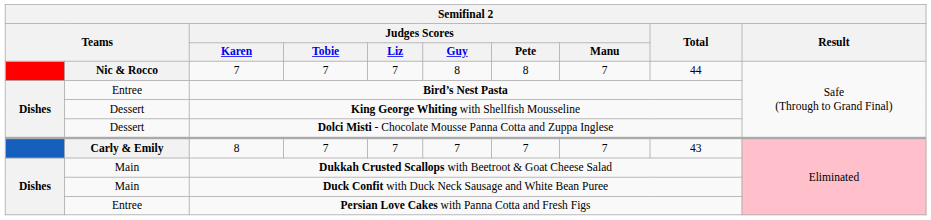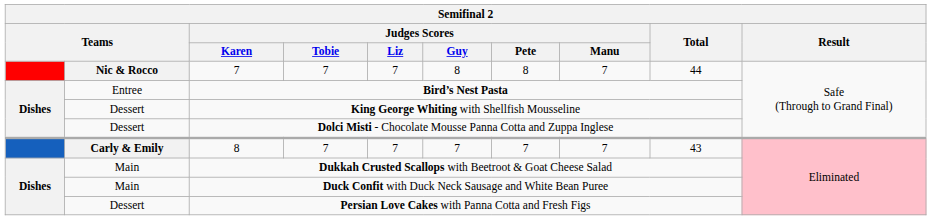(127, 205) Entree -> (127, 205) Dessert
